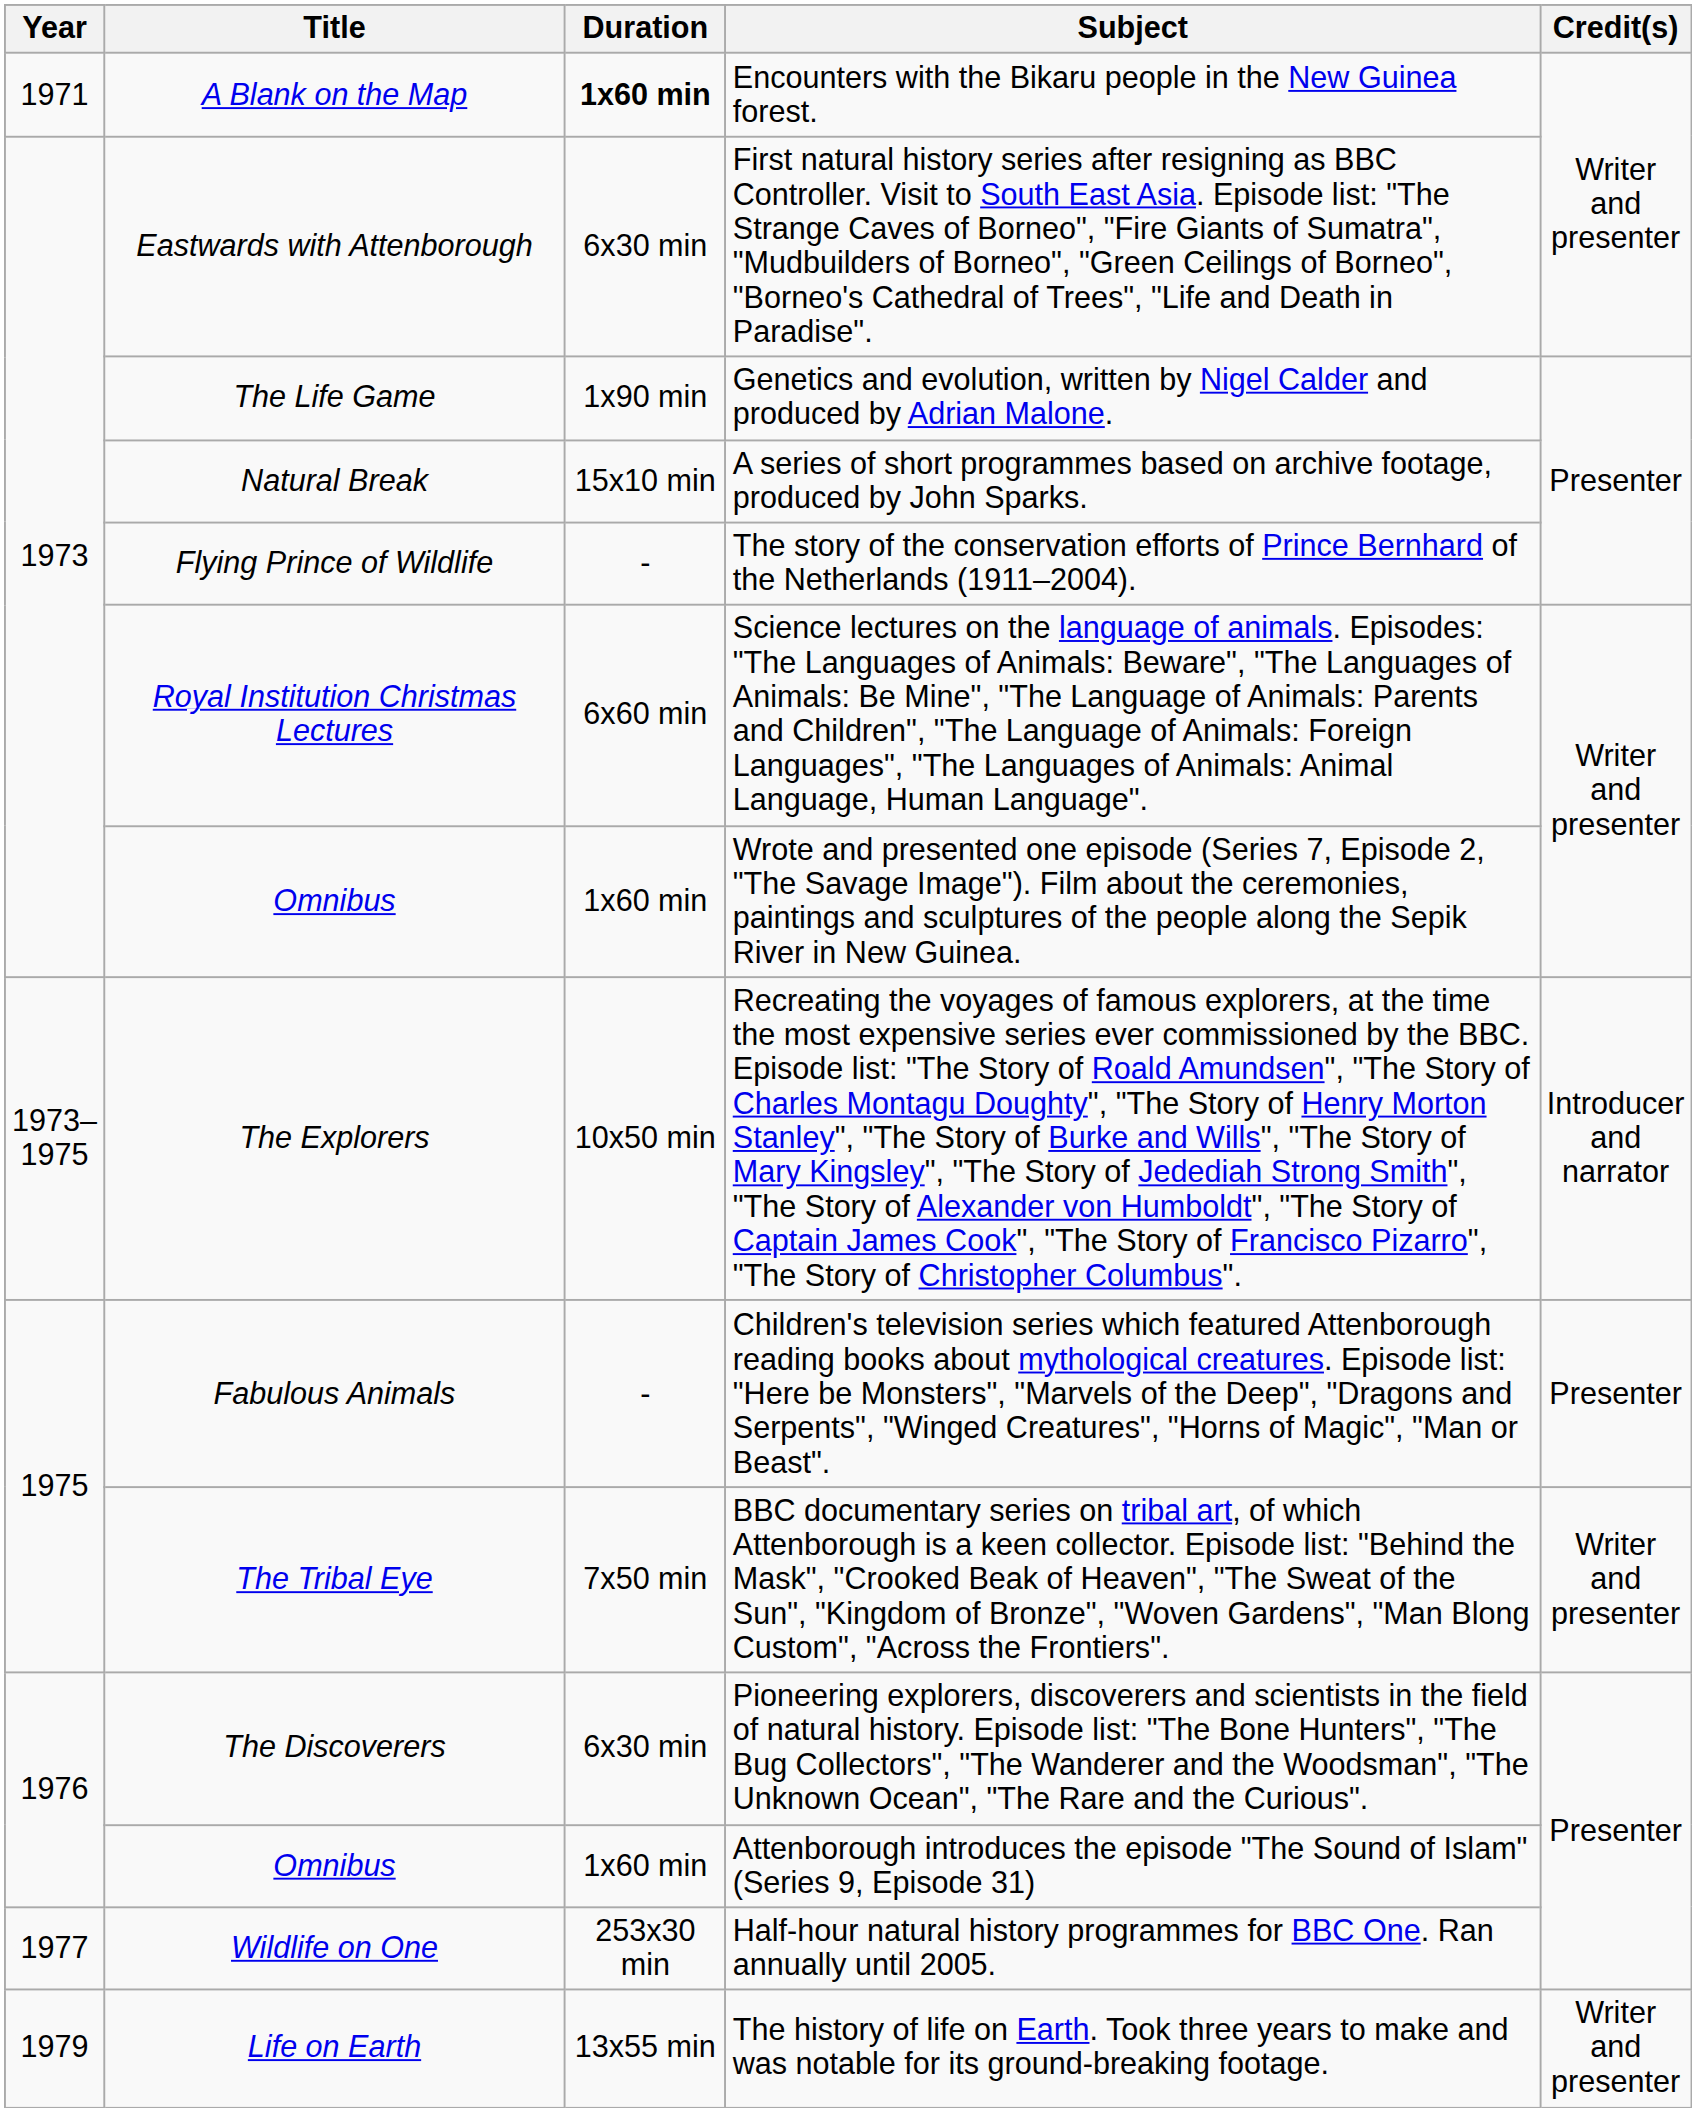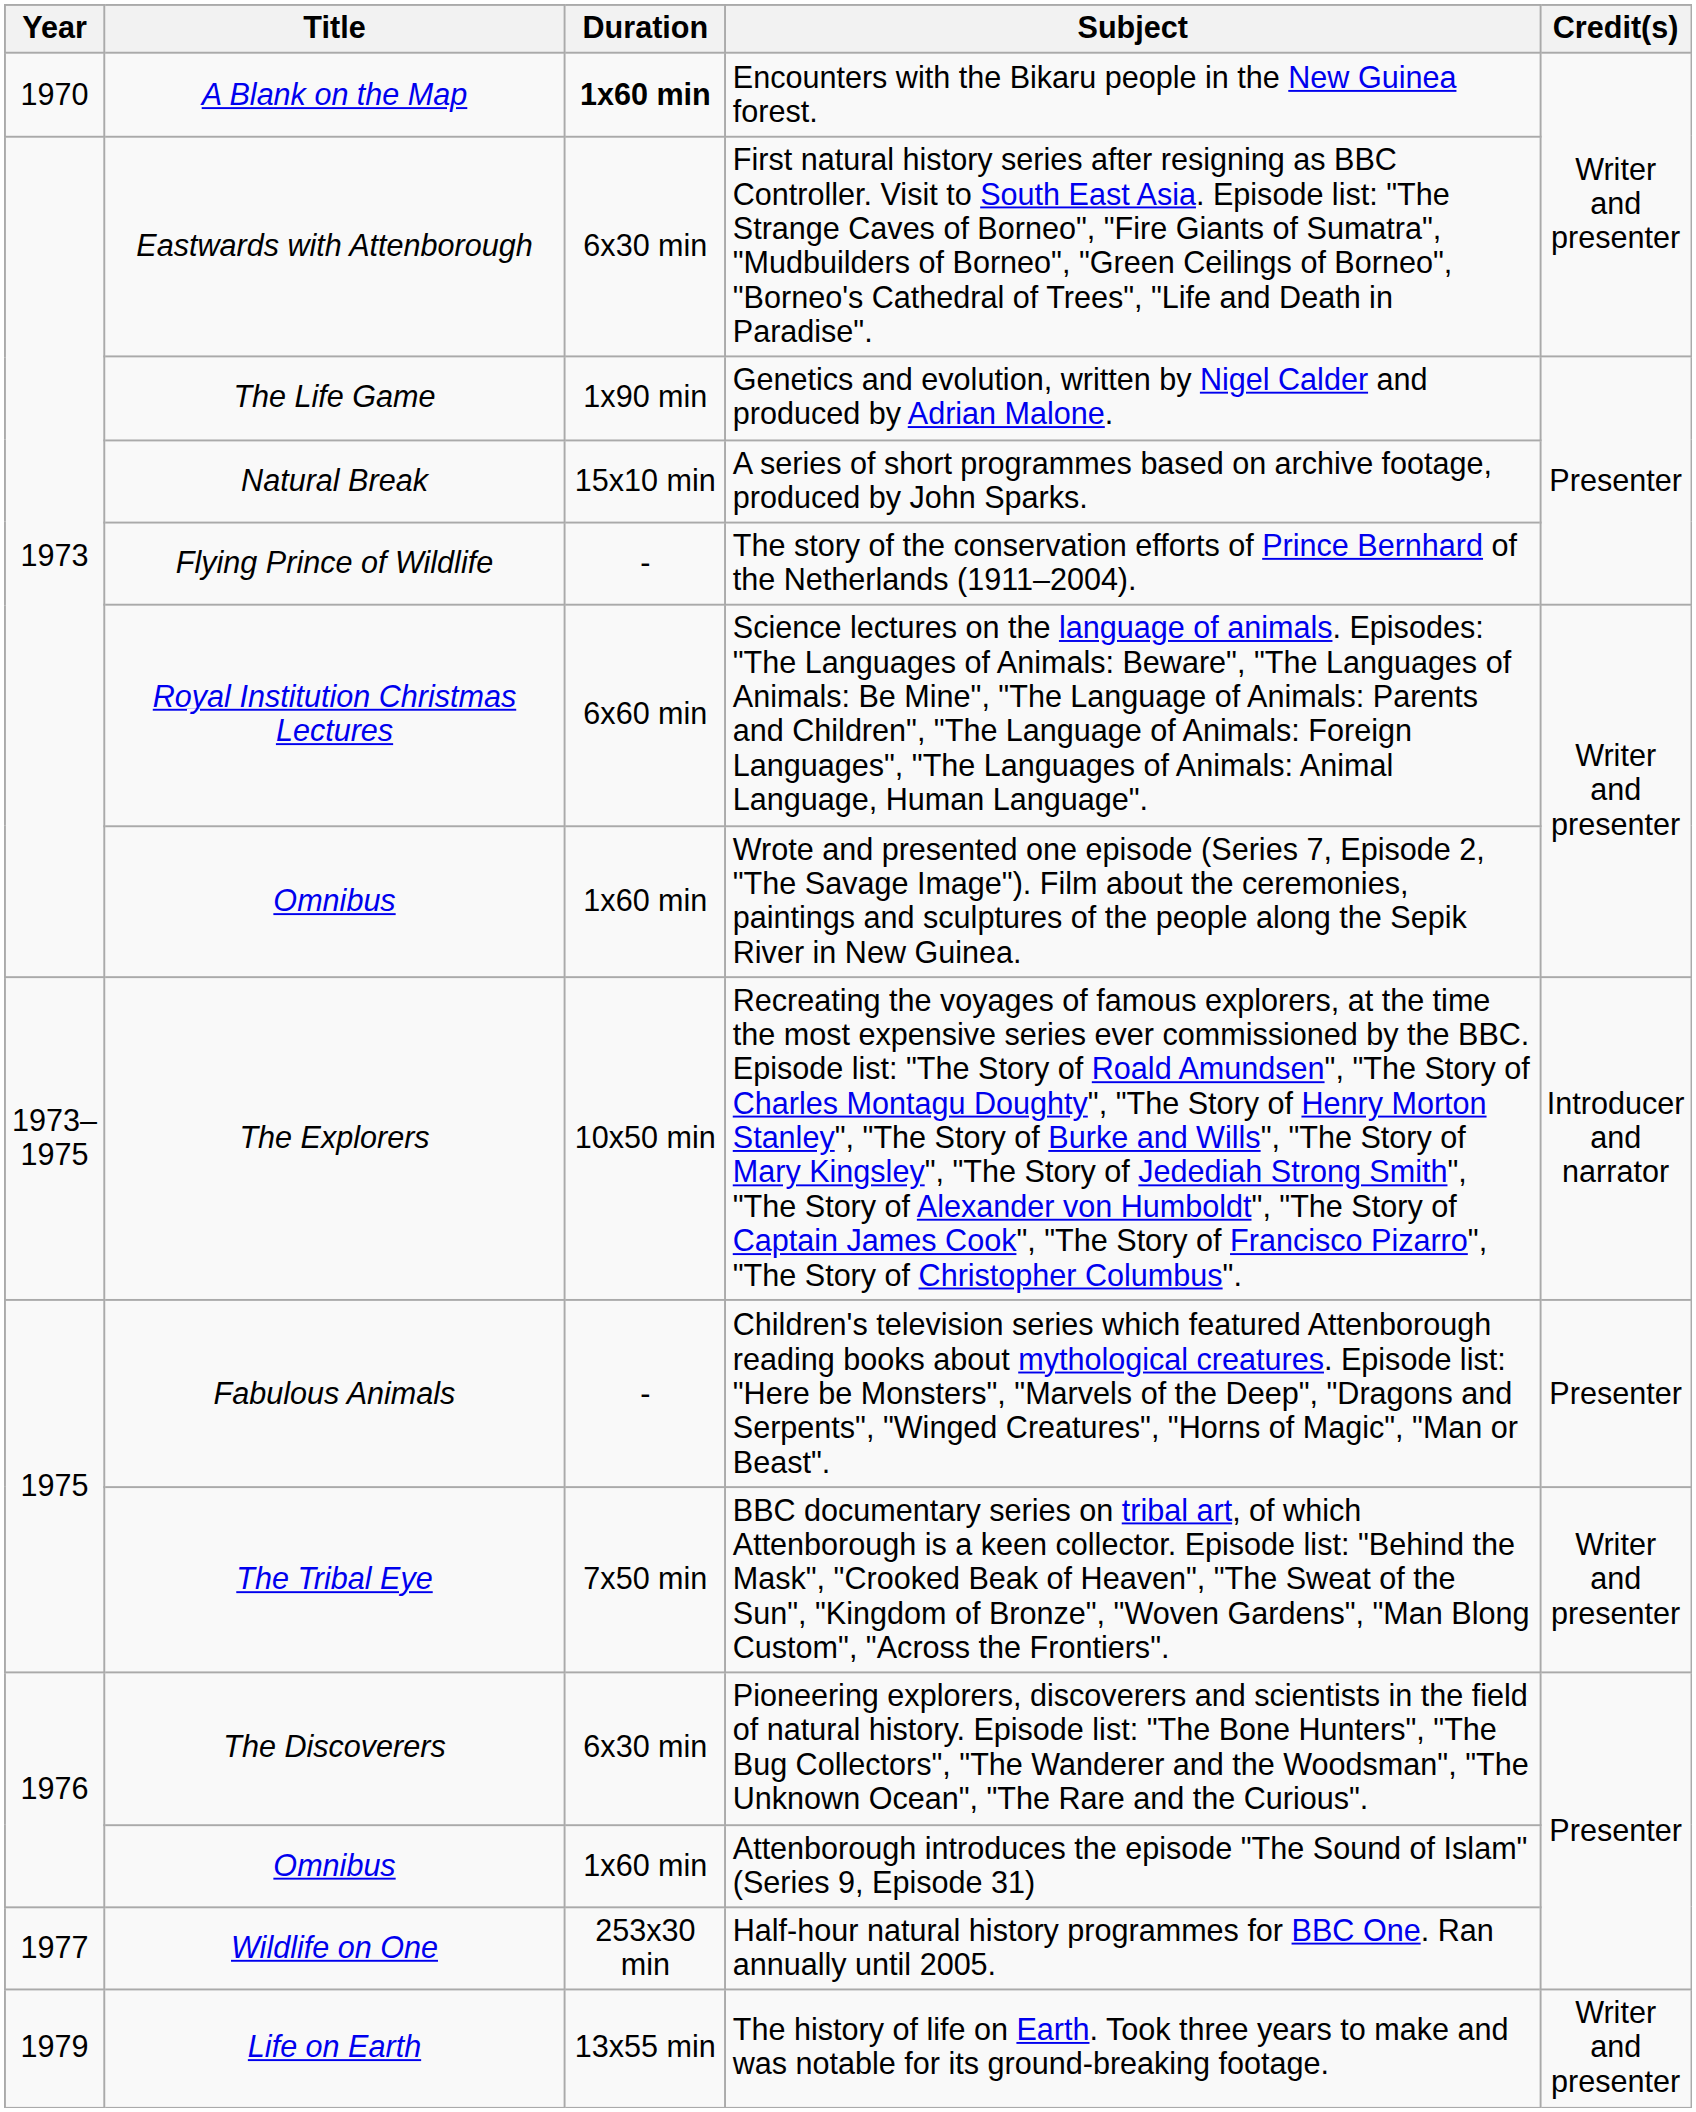(54, 94) 1971 -> (54, 94) 1970
